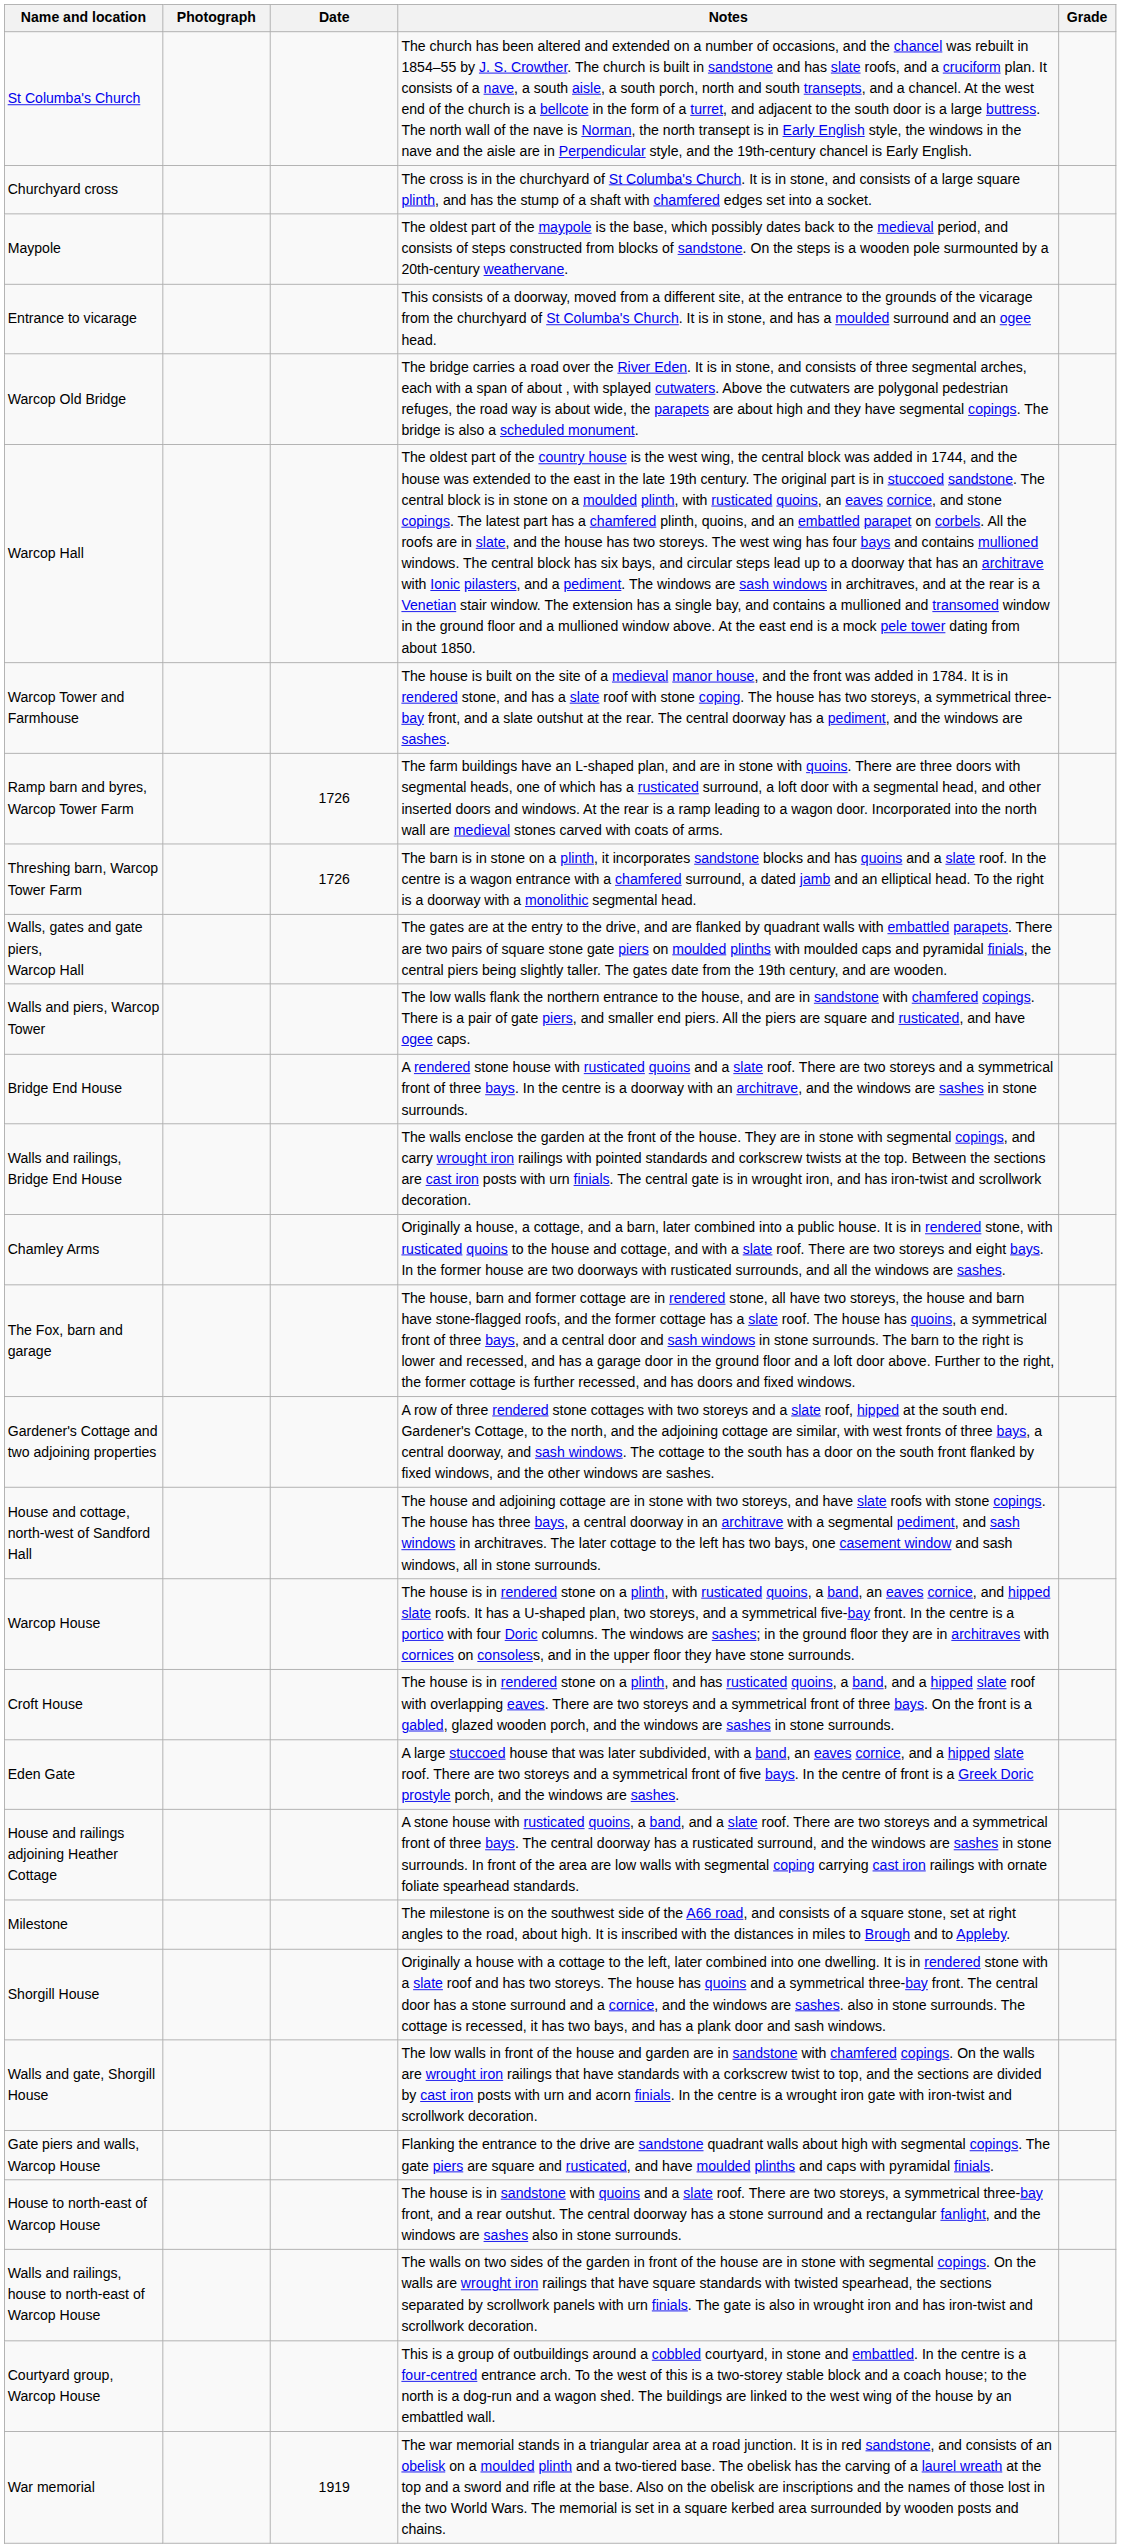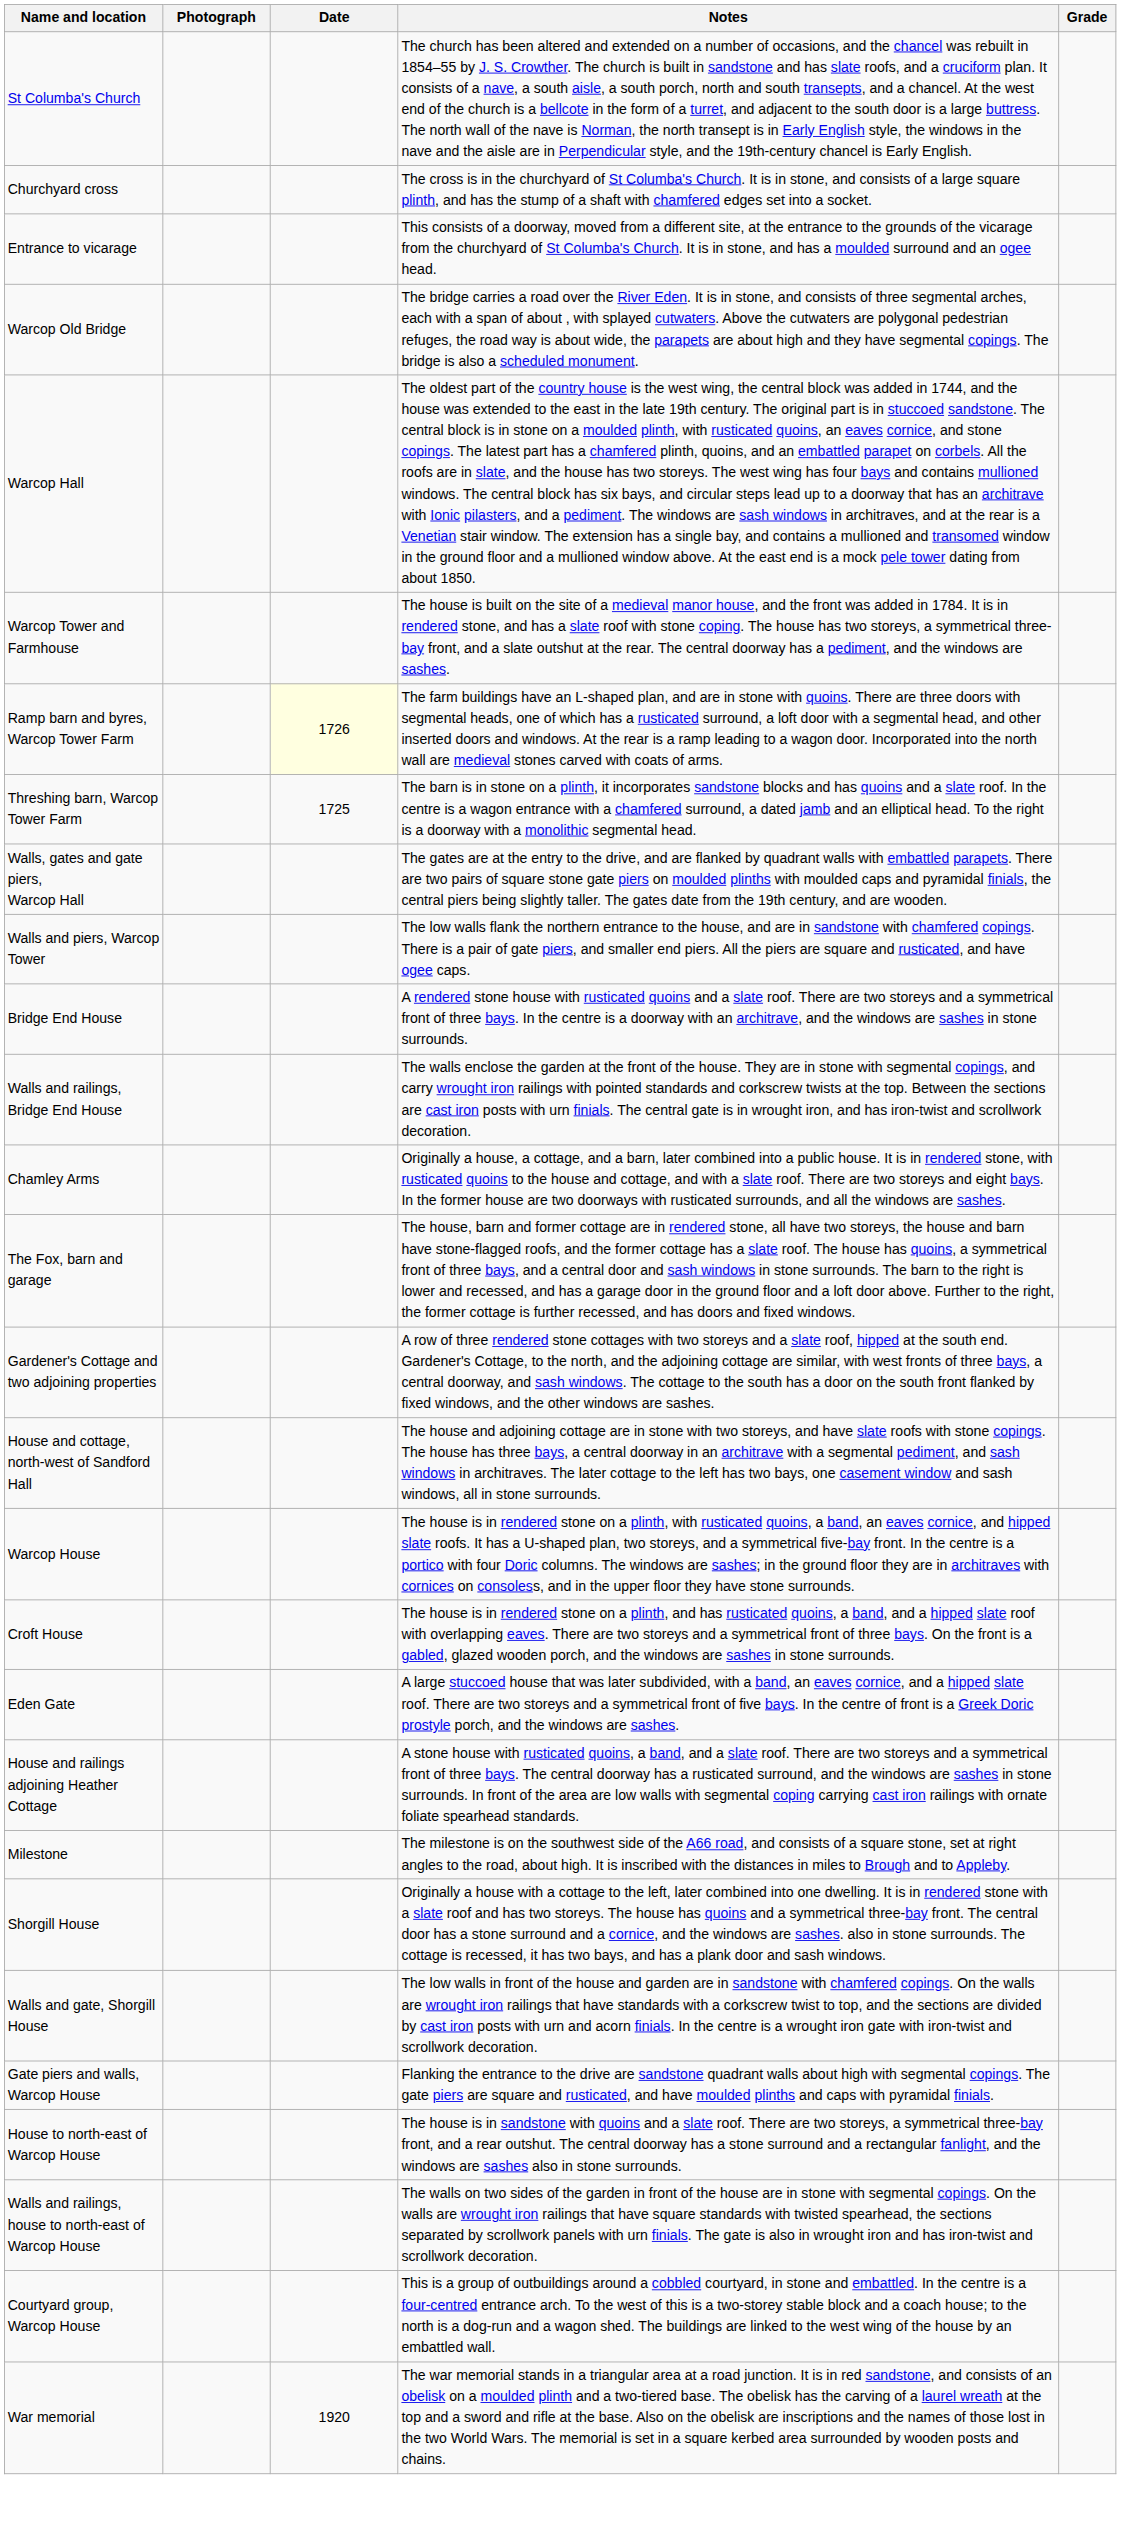- row: (34, 248)
(334, 798) no background -> (334, 729) lightyellow background
(334, 879) 1726 -> (334, 809) 1725
(334, 2487) 1919 -> (334, 2417) 1920
